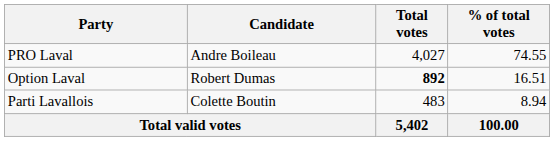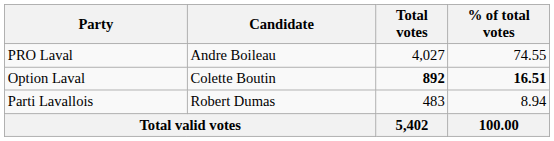(233, 78) Robert Dumas -> (233, 78) Colette Boutin
(530, 78) normal -> (530, 78) bold
(233, 101) Colette Boutin -> (233, 101) Robert Dumas
